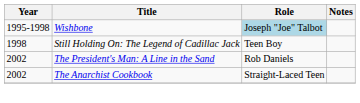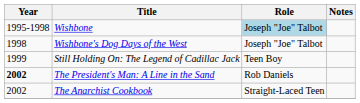+ row: (120, 43)
(17, 43) 1998 -> (17, 59) 1999
(17, 59) normal -> (17, 75) bold
